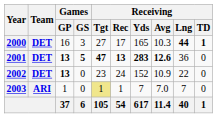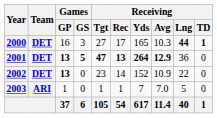(141, 58) 283 -> (141, 58) 264
(162, 58) 12.6 -> (162, 58) 12.9
(121, 74) 24 -> (121, 74) 14
(101, 89) khaki background -> (101, 89) no background
(184, 89) 7 -> (184, 89) 5
